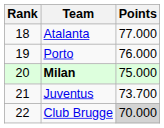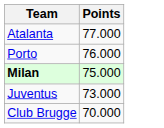- column: (23, 14)
(138, 93) 73.700 -> (101, 93) 73.000
(138, 113) lightgrey background -> (101, 113) no background
